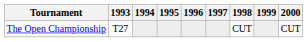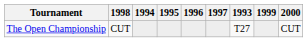columns swapped: (120, 12) <-> (242, 12)
